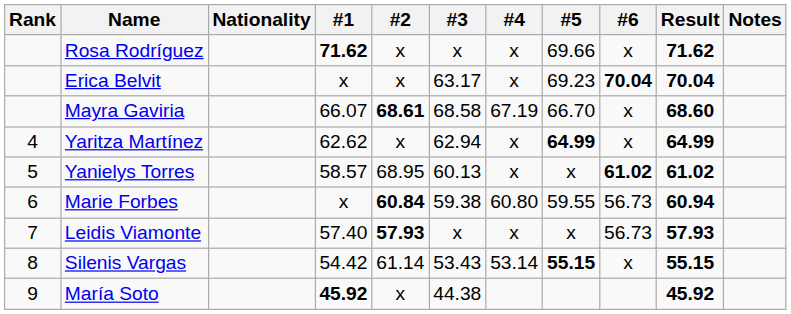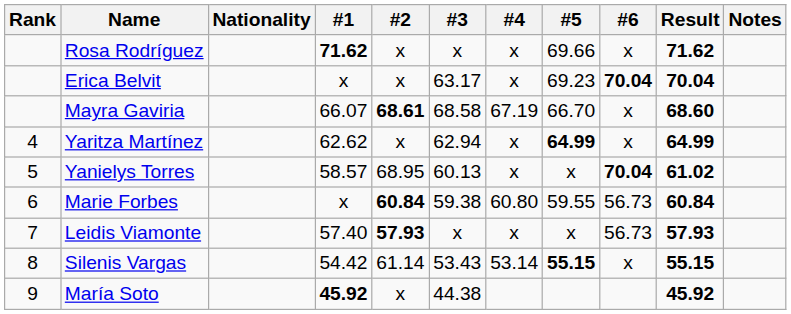(628, 171) 61.02 -> (628, 171) 70.04
(690, 202) 60.94 -> (690, 202) 60.84
